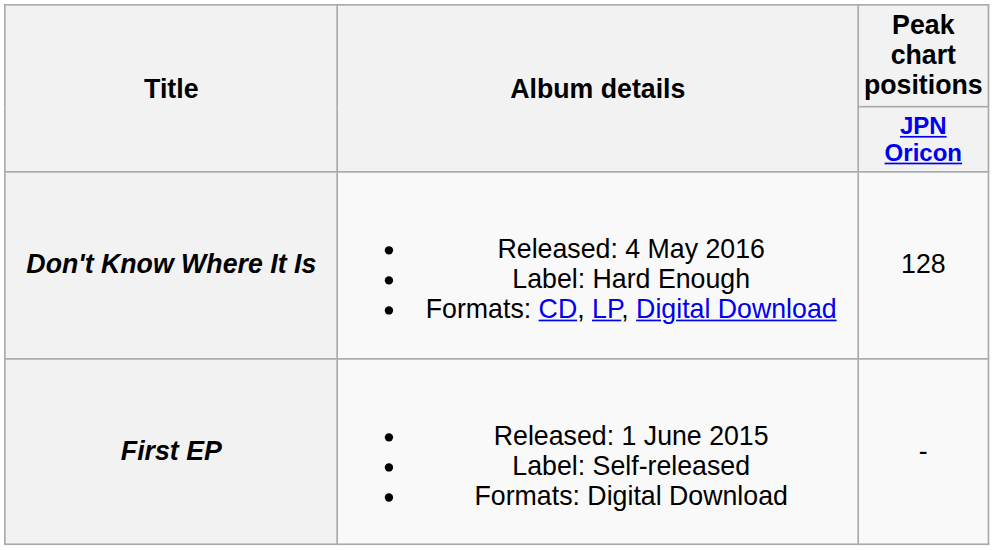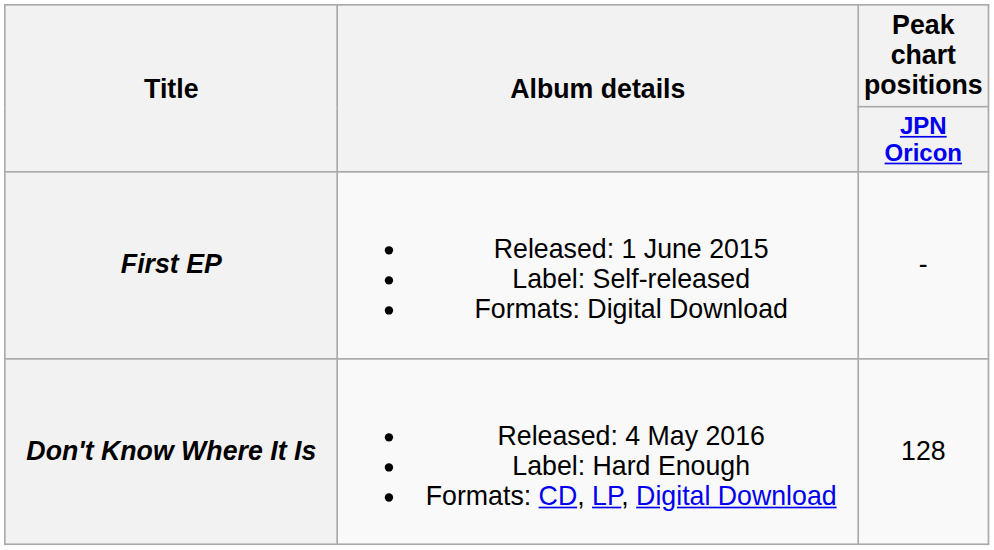rows swapped: (171, 264) <-> (171, 450)
